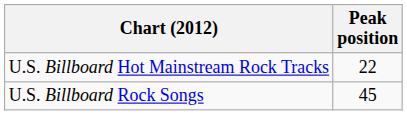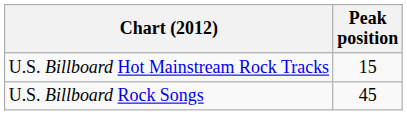(368, 67) 22 -> (368, 67) 15
